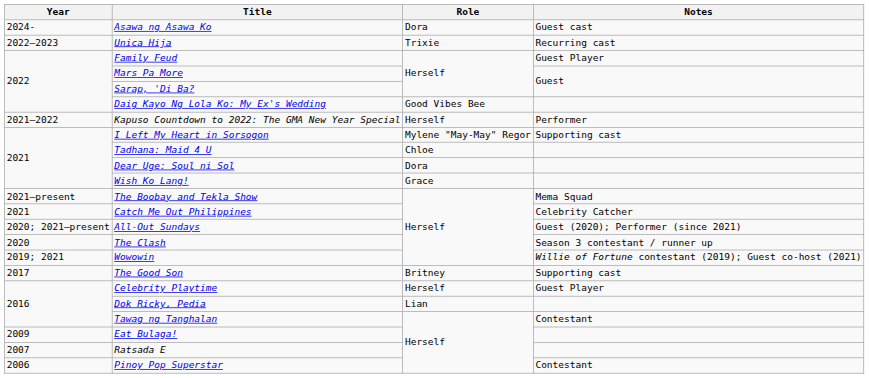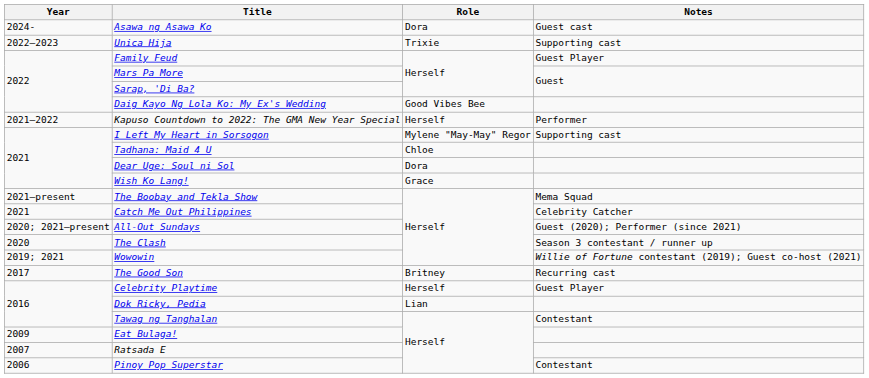(575, 43) Recurring cast -> (578, 43) Supporting cast
(578, 273) Supporting cast -> (575, 273) Recurring cast
